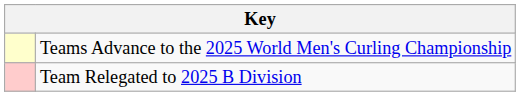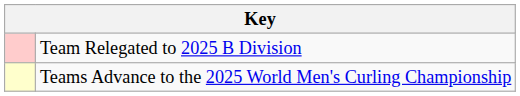rows swapped: (276, 47) <-> (171, 76)
